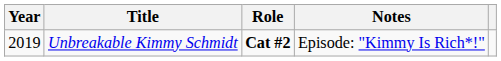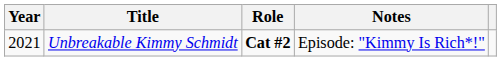(24, 42) 2019 -> (24, 42) 2021
